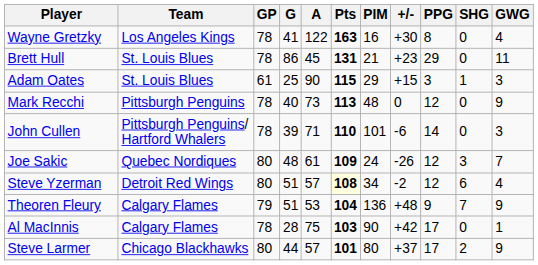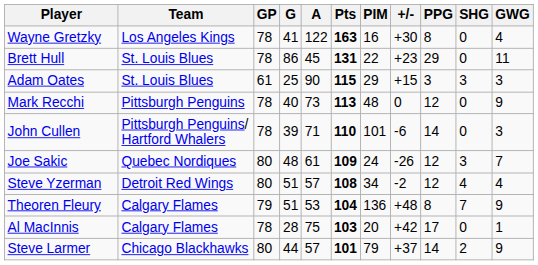(371, 59) 21 -> (371, 59) 22
(463, 80) 1 -> (463, 80) 3
(345, 183) lightyellow background -> (345, 183) no background
(463, 183) 6 -> (463, 183) 4
(428, 205) 9 -> (428, 205) 8
(371, 227) 90 -> (371, 227) 20
(371, 249) 80 -> (371, 249) 79
(431, 249) 17 -> (431, 249) 14
